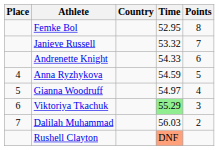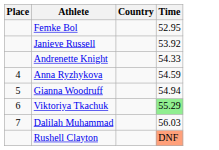- column: (198, 12)
(170, 43) 53.32 -> (170, 43) 53.92
(170, 91) 54.97 -> (170, 91) 54.94
